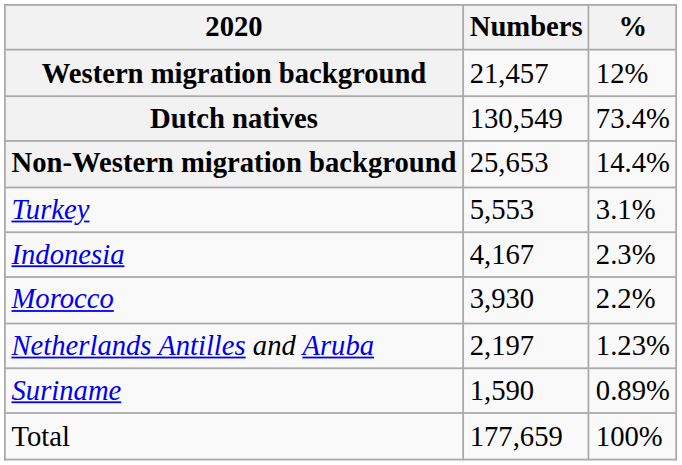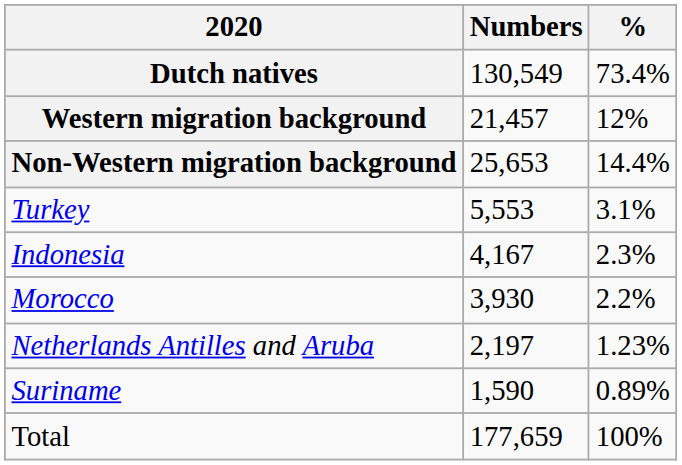rows swapped: (234, 118) <-> (234, 72)
